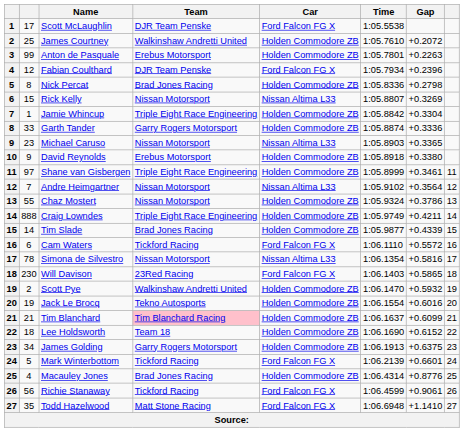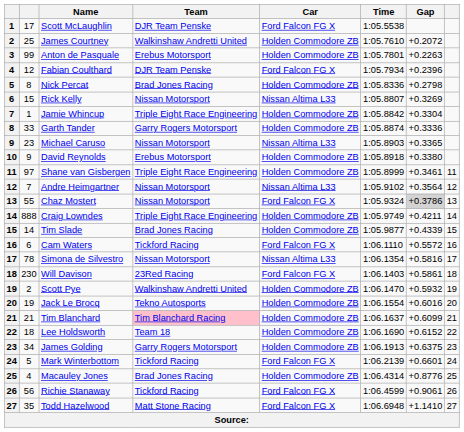(310, 201) Holden Commodore ZB -> (298, 201) Ford Falcon FG X
(425, 201) no background -> (425, 201) lightgrey background
(425, 274) +0.5865 -> (425, 274) +0.5861
